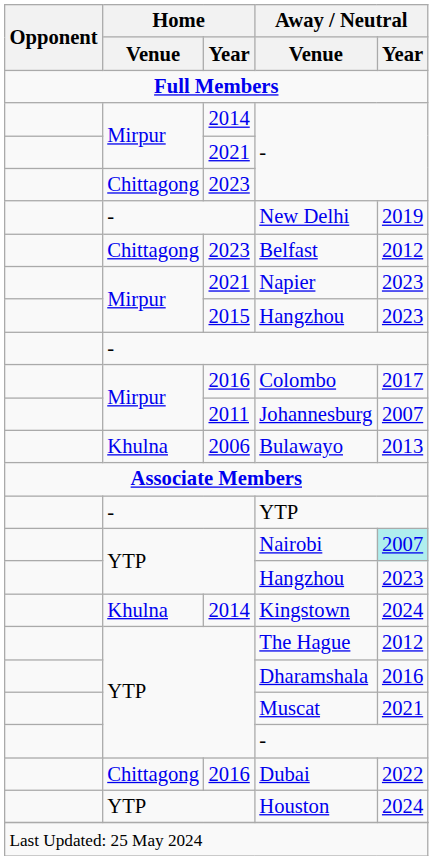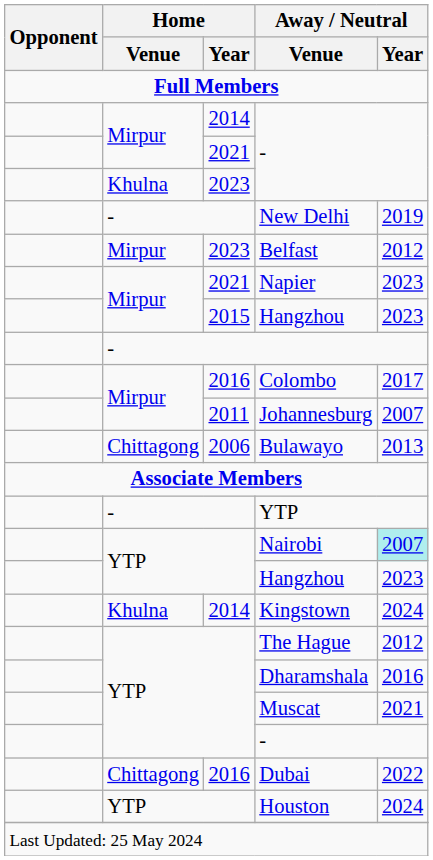(153, 184) Chittagong -> (138, 184) Khulna
(153, 250) Chittagong -> (136, 250) Mirpur
(138, 446) Khulna -> (153, 446) Chittagong
